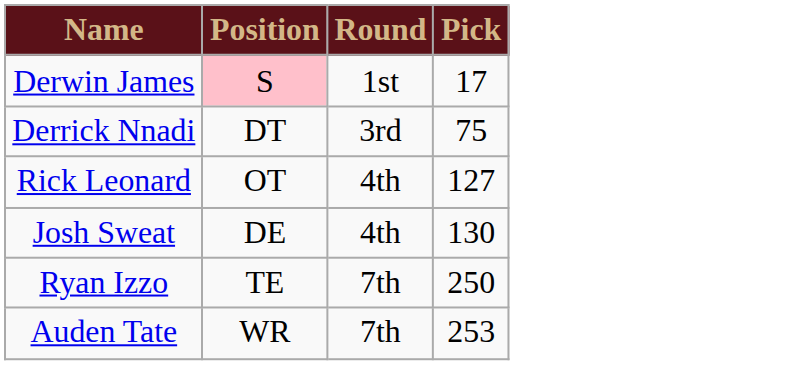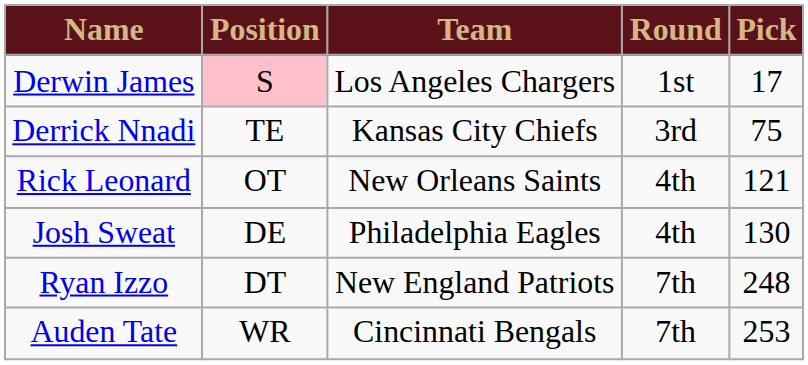+ column: (475, 29)
(265, 130) DT -> (265, 130) TE
(471, 181) 127 -> (766, 181) 121
(265, 282) TE -> (265, 282) DT
(471, 282) 250 -> (766, 282) 248
